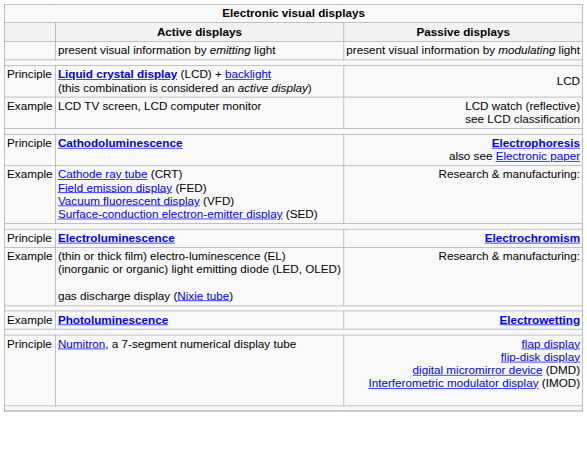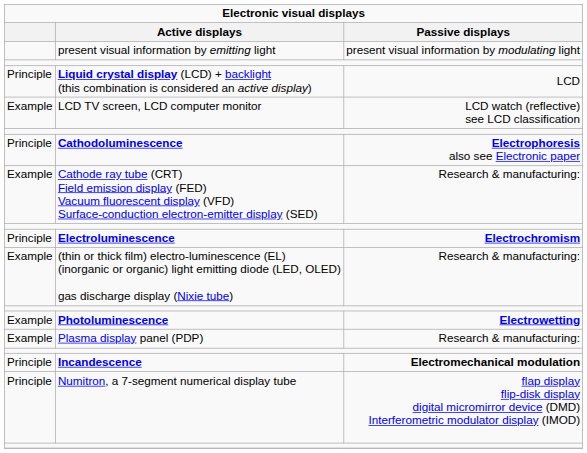+ row: (131, 338)
+ row: (100, 362)
